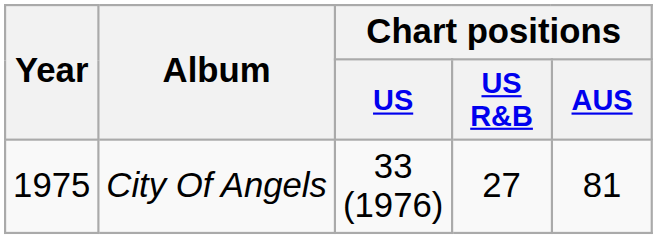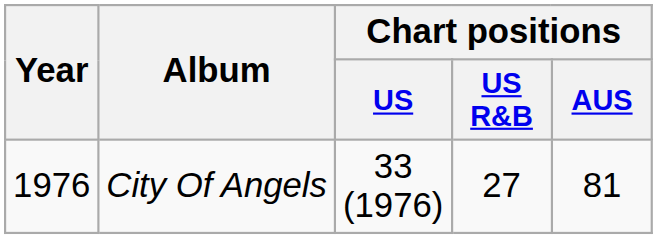(52, 185) 1975 -> (52, 185) 1976
